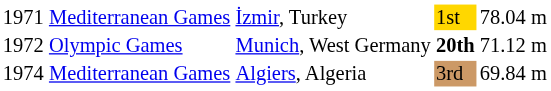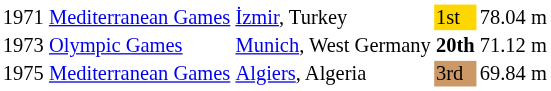(23, 45) 1972 -> (23, 45) 1973
(23, 73) 1974 -> (23, 73) 1975
